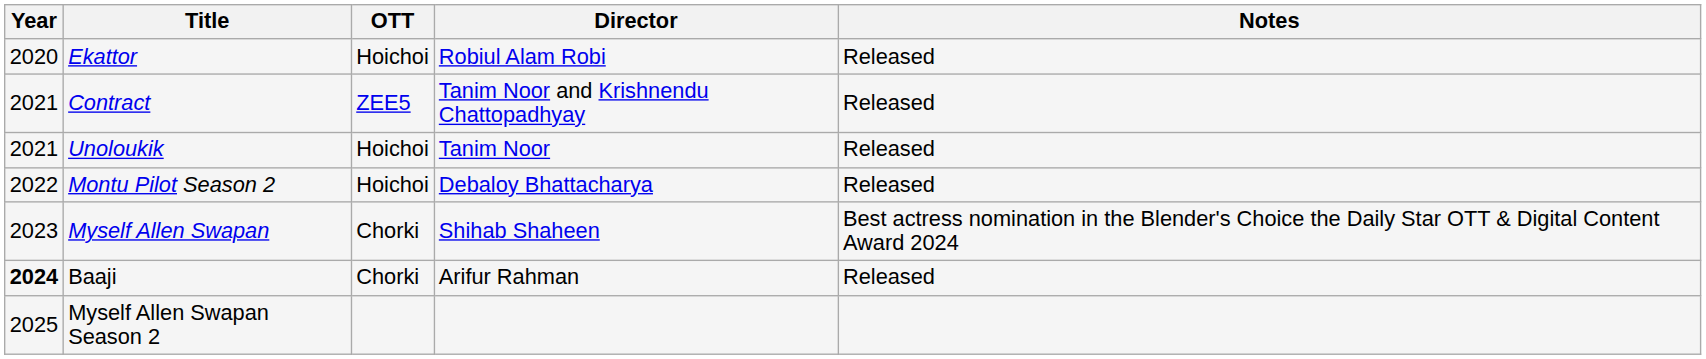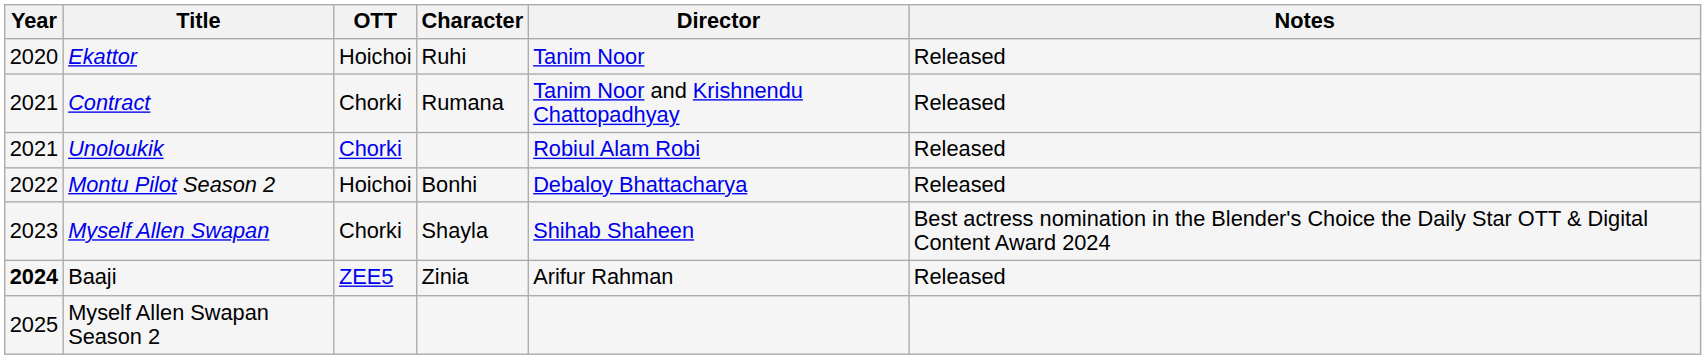+ column: (472, 21)
(522, 56) Robiul Alam Robi -> (589, 56) Tanim Noor
(383, 103) ZEE5 -> (370, 103) Chorki
(393, 149) Hoichoi -> (370, 149) Chorki
(494, 149) Tanim Noor -> (617, 149) Robiul Alam Robi
(388, 277) Chorki -> (366, 277) ZEE5
